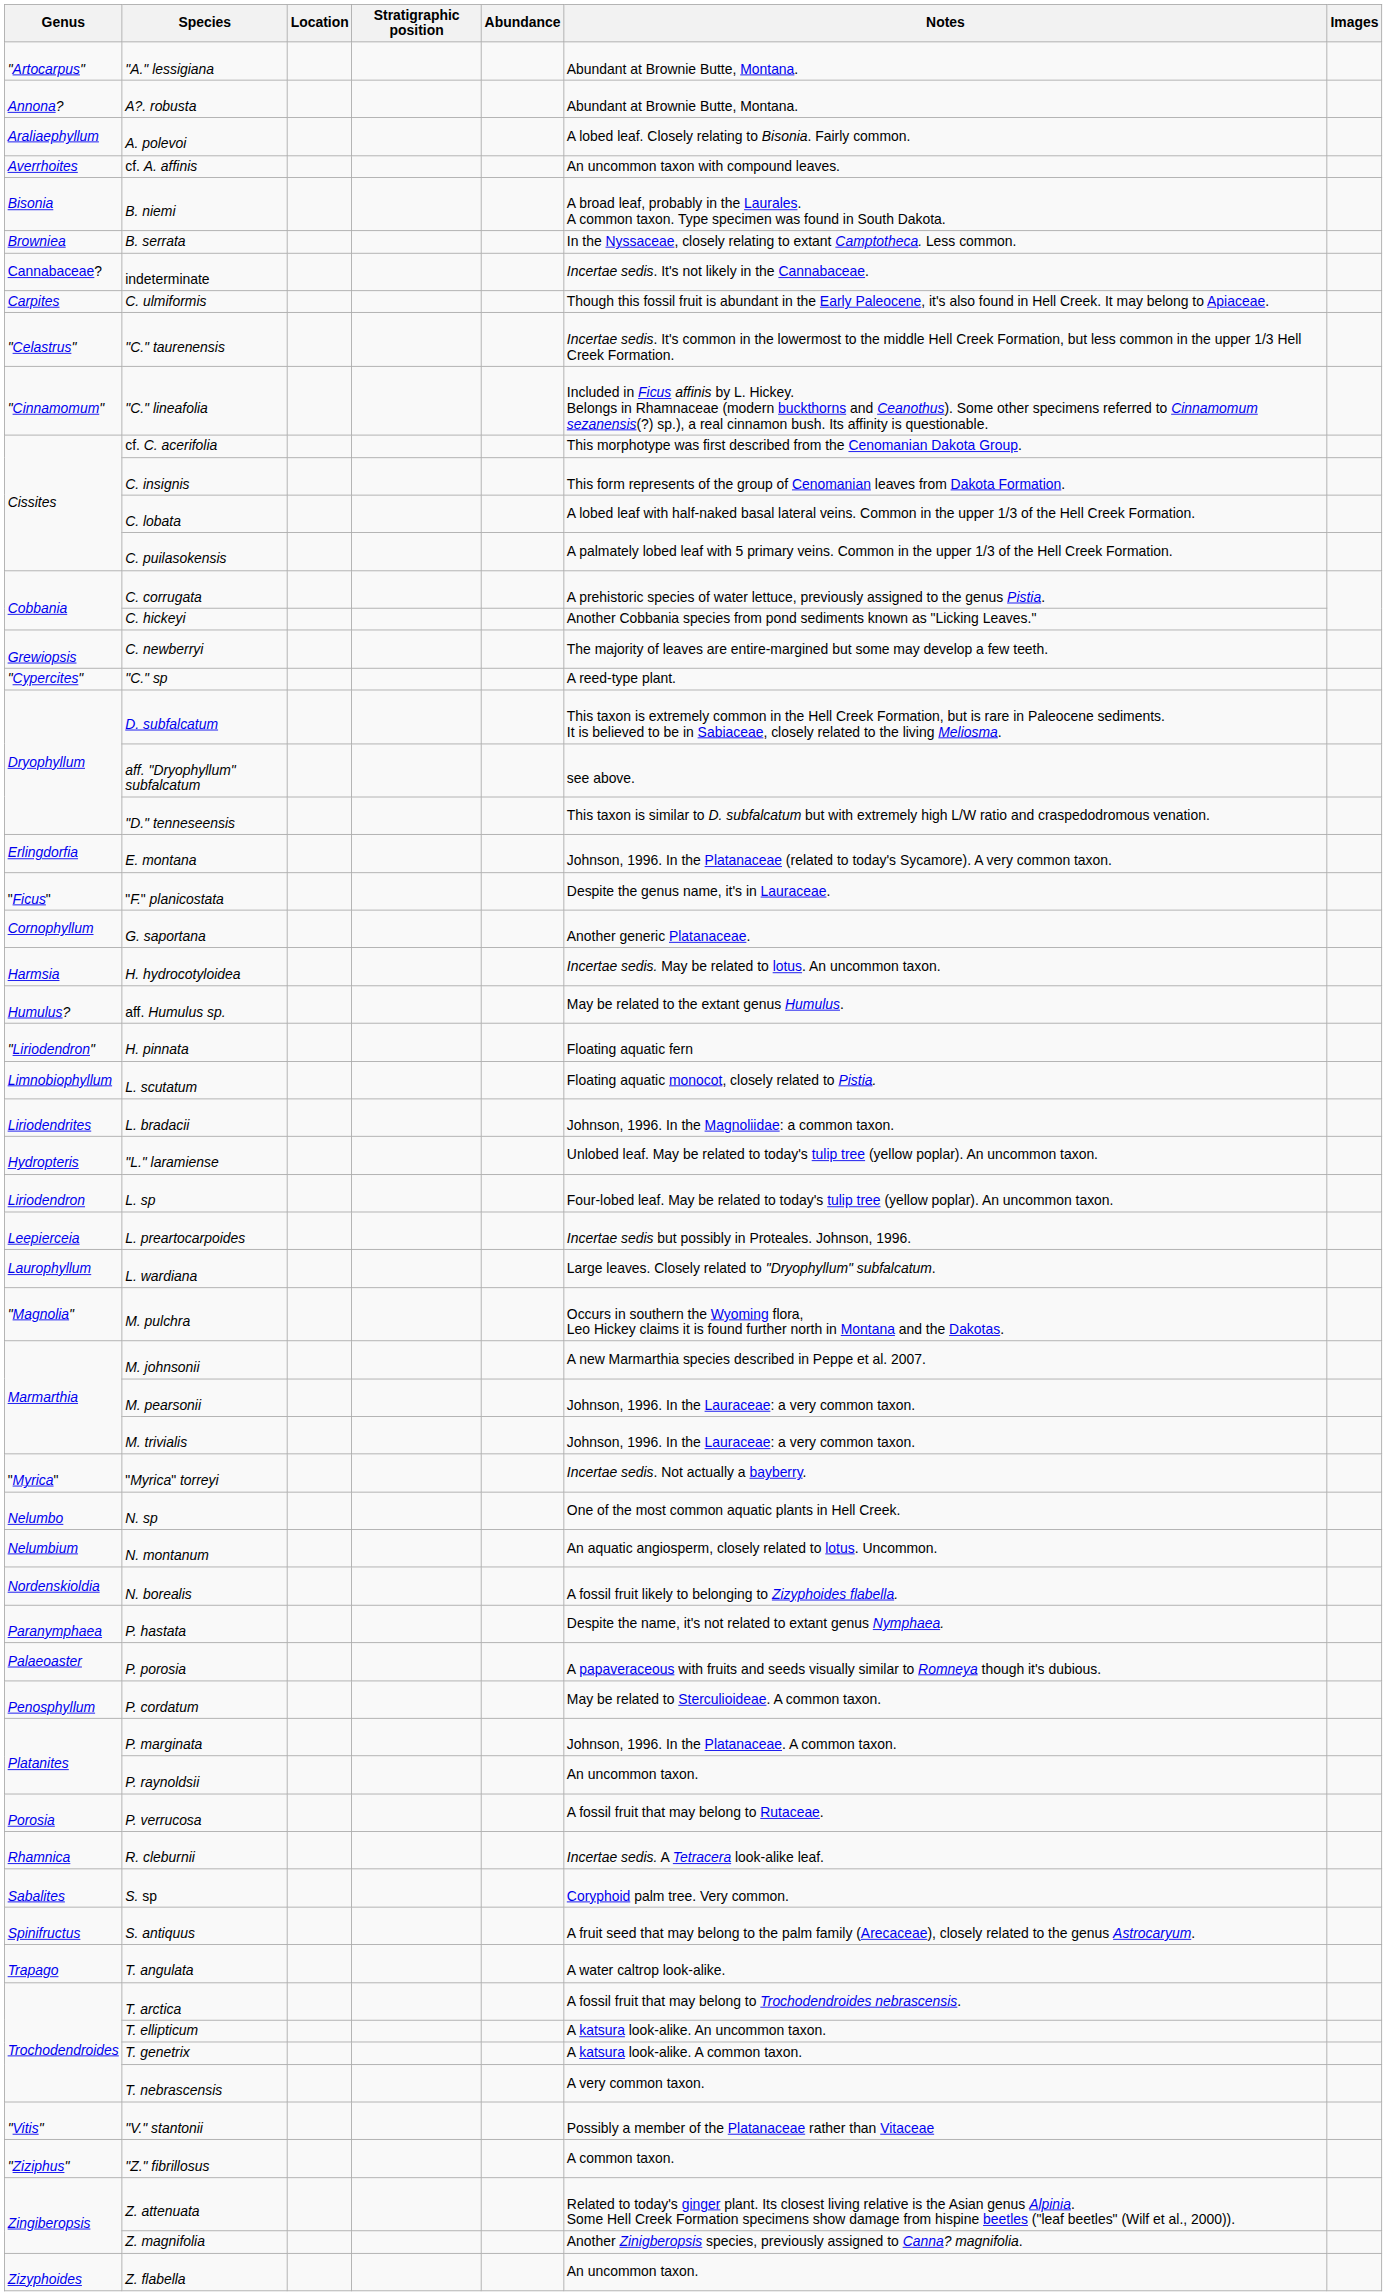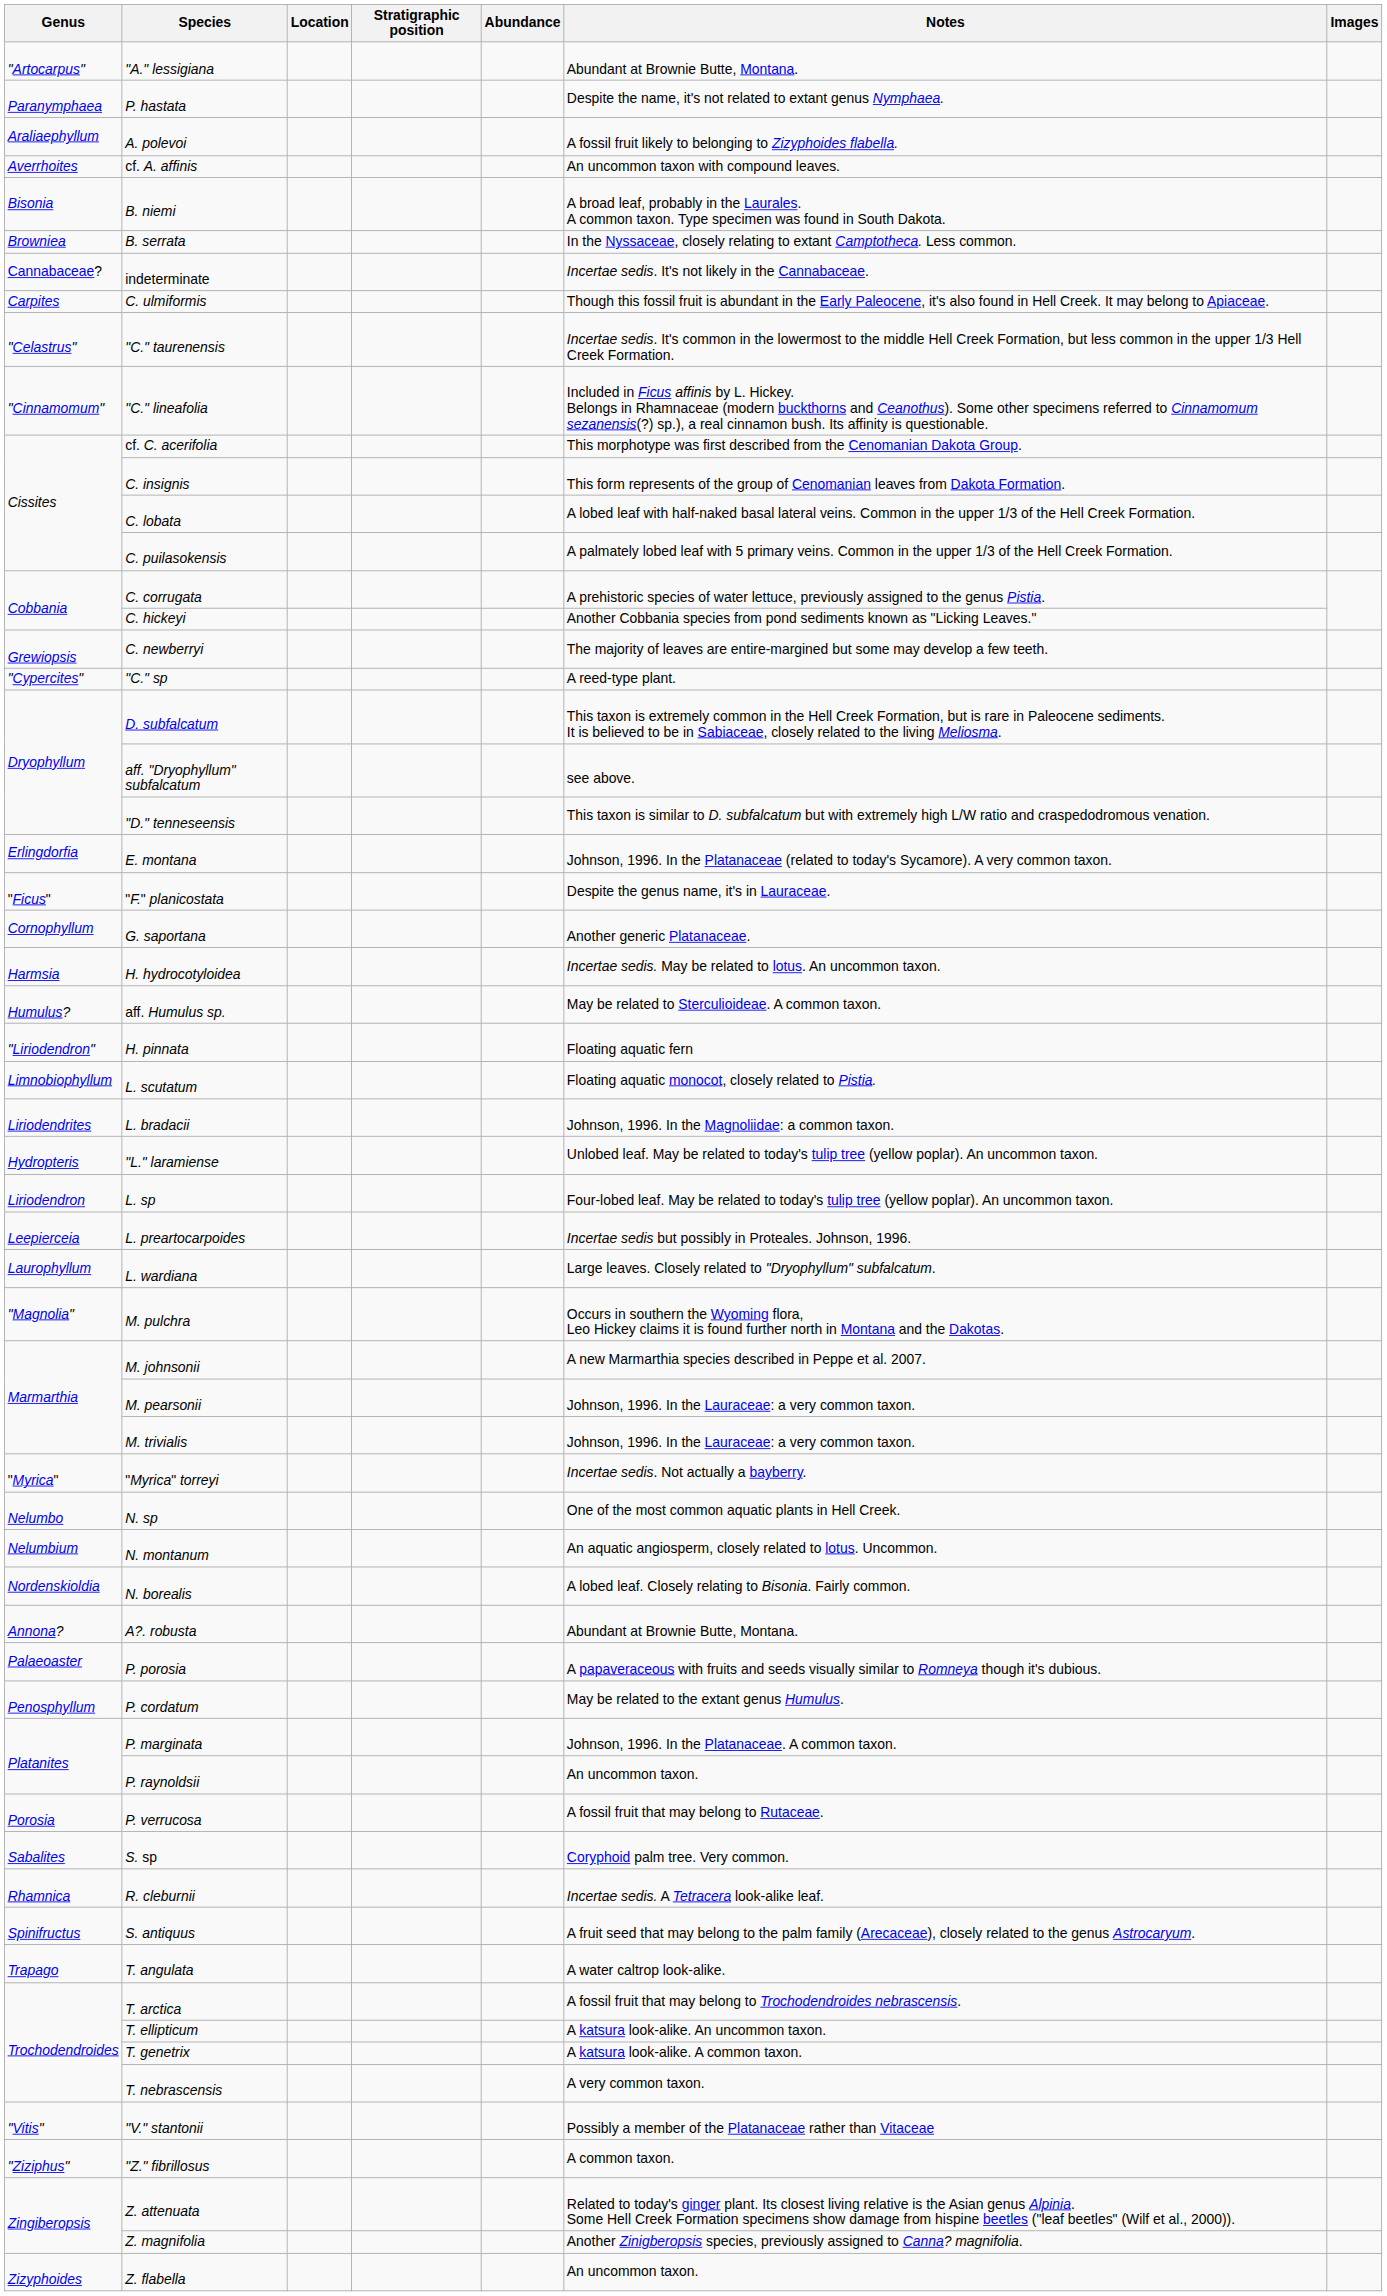rows swapped: (161, 106) <-> (156, 1631)
(739, 136) A lobed leaf. Closely relating to Bisonia. Fairly common. -> (732, 144) A fossil fruit likely to belonging to Zizyphoides flabella.
(705, 1004) May be related to the extant genus Humulus. -> (724, 1004) May be related to Sterculioideae. A common taxon.
(732, 1594) A fossil fruit likely to belonging to Zizyphoides flabella. -> (739, 1586) A lobed leaf. Closely relating to Bisonia. Fairly common.
(724, 1699) May be related to Sterculioideae. A common taxon. -> (705, 1699) May be related to the extant genus Humulus.
rows swapped: (160, 1858) <-> (141, 1895)
